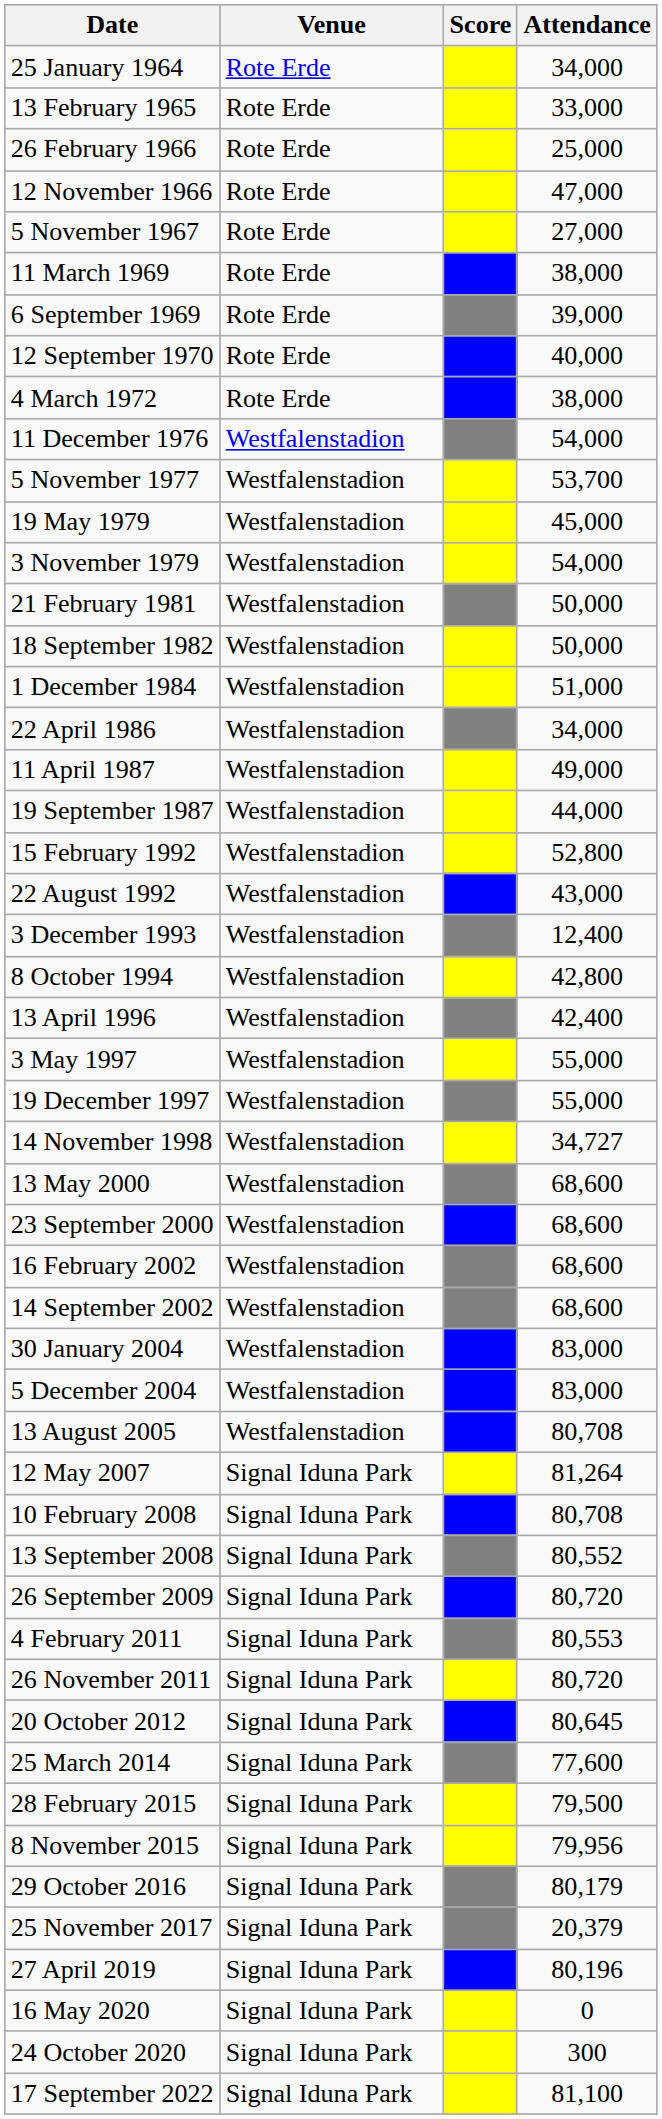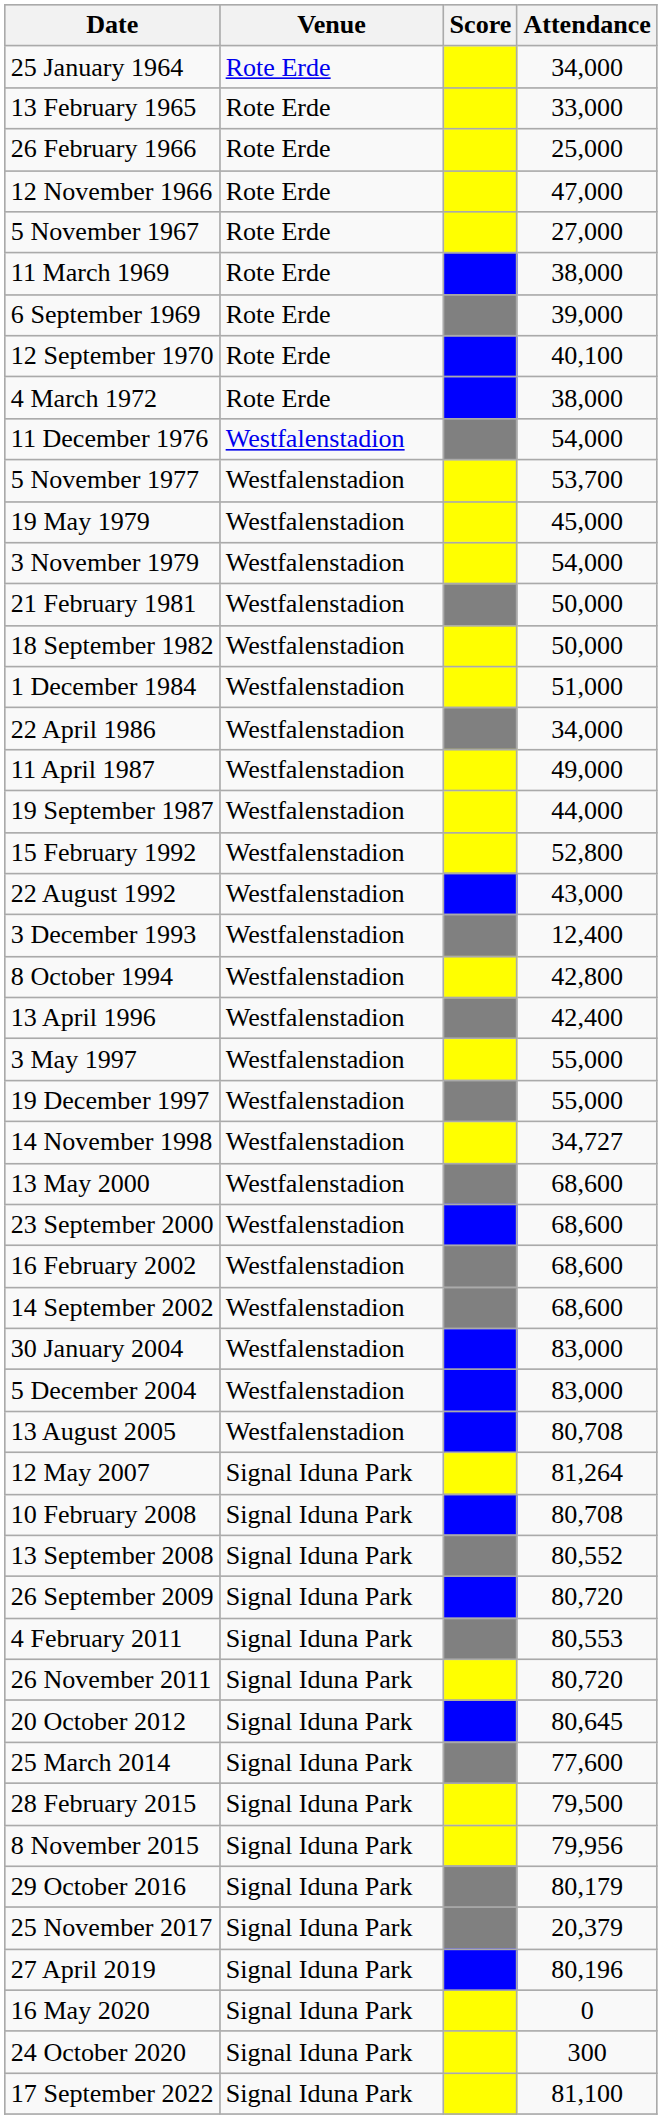(587, 356) 40,000 -> (587, 356) 40,100
